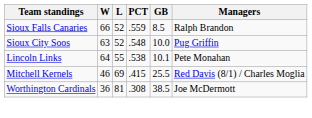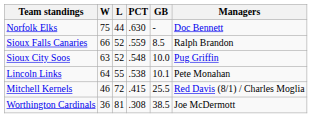+ row: (32, 27)
(119, 74) 69 -> (119, 89) 72
